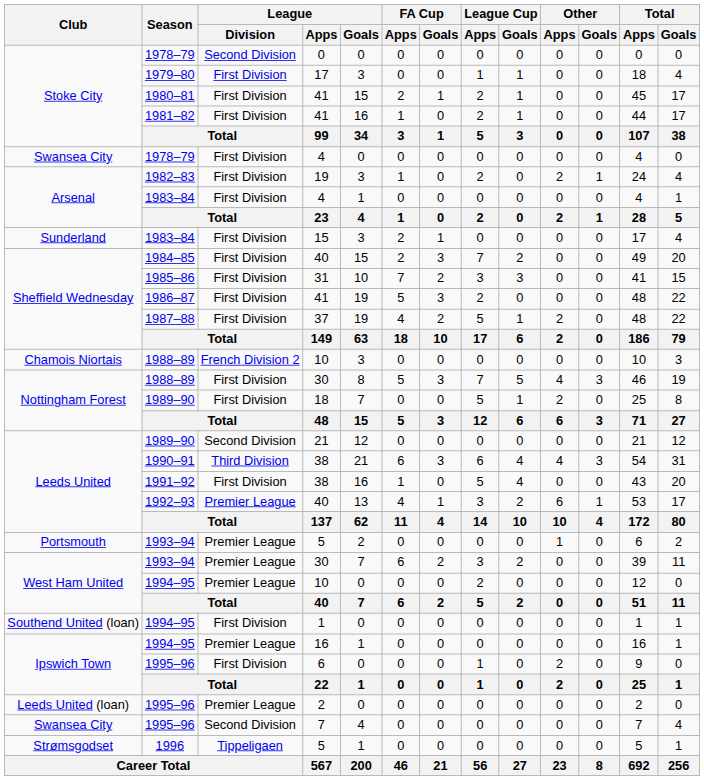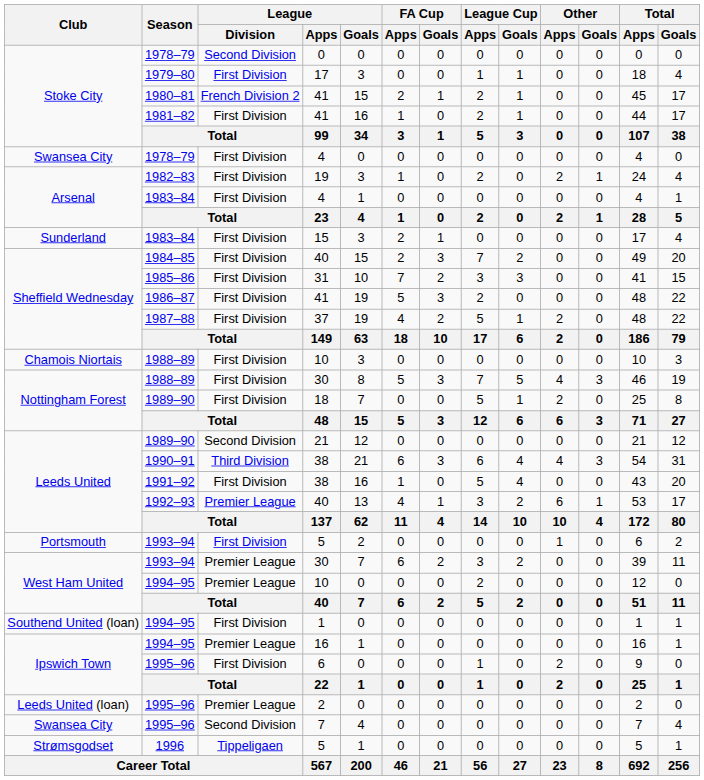(250, 95) First Division -> (250, 95) French Division 2
(250, 359) French Division 2 -> (250, 359) First Division
(250, 542) Premier League -> (250, 542) First Division
